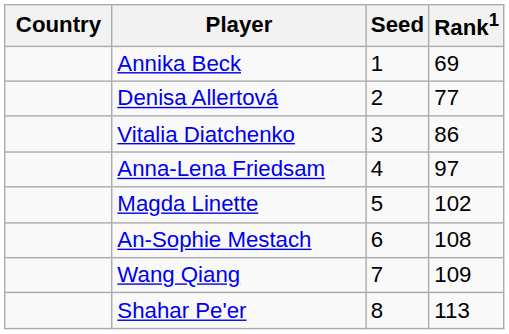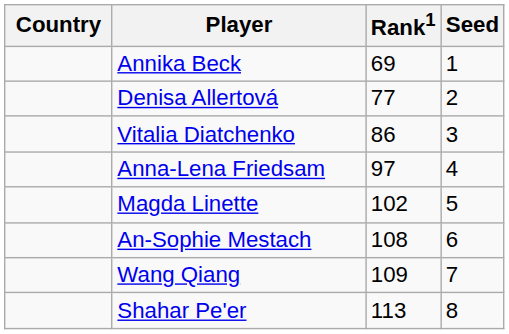columns swapped: (467, 25) <-> (397, 25)
